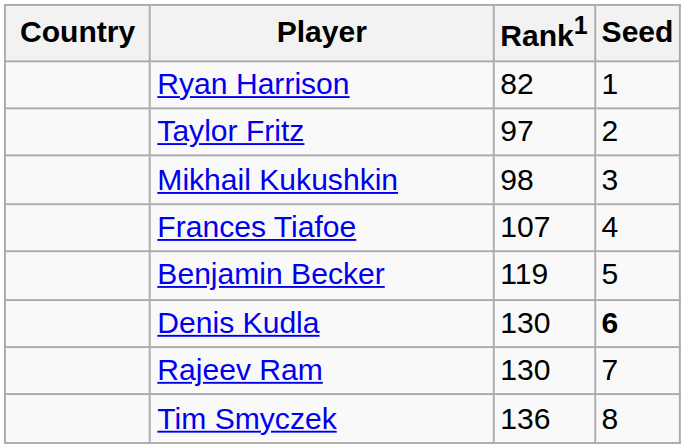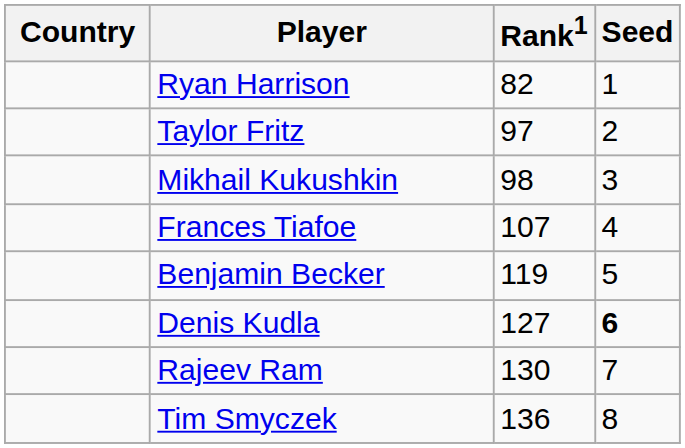(525, 322) 130 -> (525, 322) 127
